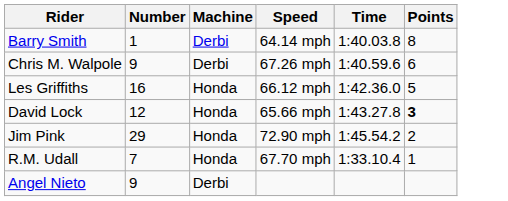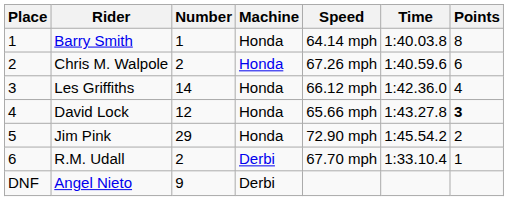+ column: (28, 17)
(211, 40) Derbi -> (261, 40) Honda
(133, 64) 9 -> (179, 64) 2
(211, 64) Derbi -> (261, 64) Honda
(137, 88) 16 -> (184, 88) 14
(412, 88) 5 -> (458, 88) 4
(133, 160) 7 -> (179, 160) 2
(215, 160) Honda -> (257, 160) Derbi
